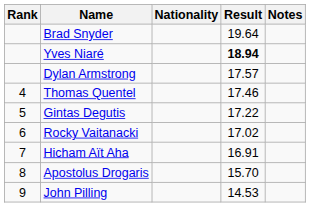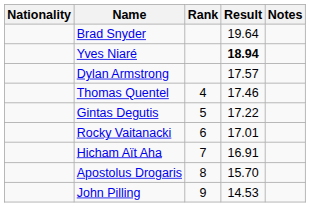columns swapped: (23, 14) <-> (186, 14)
(243, 133) 17.02 -> (243, 133) 17.01
